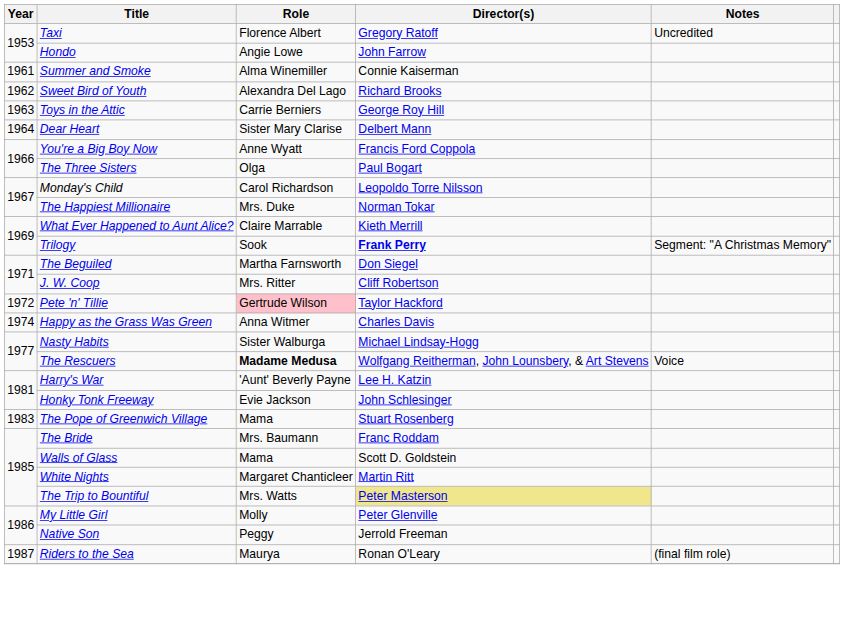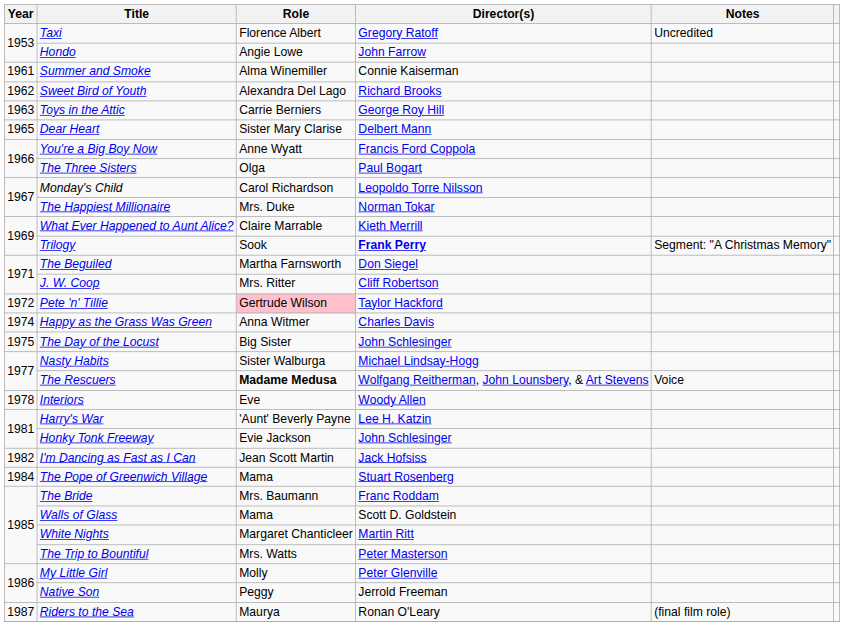(21, 129) 1964 -> (21, 129) 1965
+ row: (99, 341)
+ row: (62, 399)
+ row: (118, 457)
(21, 419) 1983 -> (21, 476) 1984
(403, 496) khaki background -> (403, 554) no background
